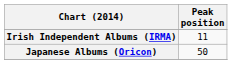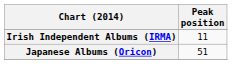(203, 52) 50 -> (203, 52) 51
